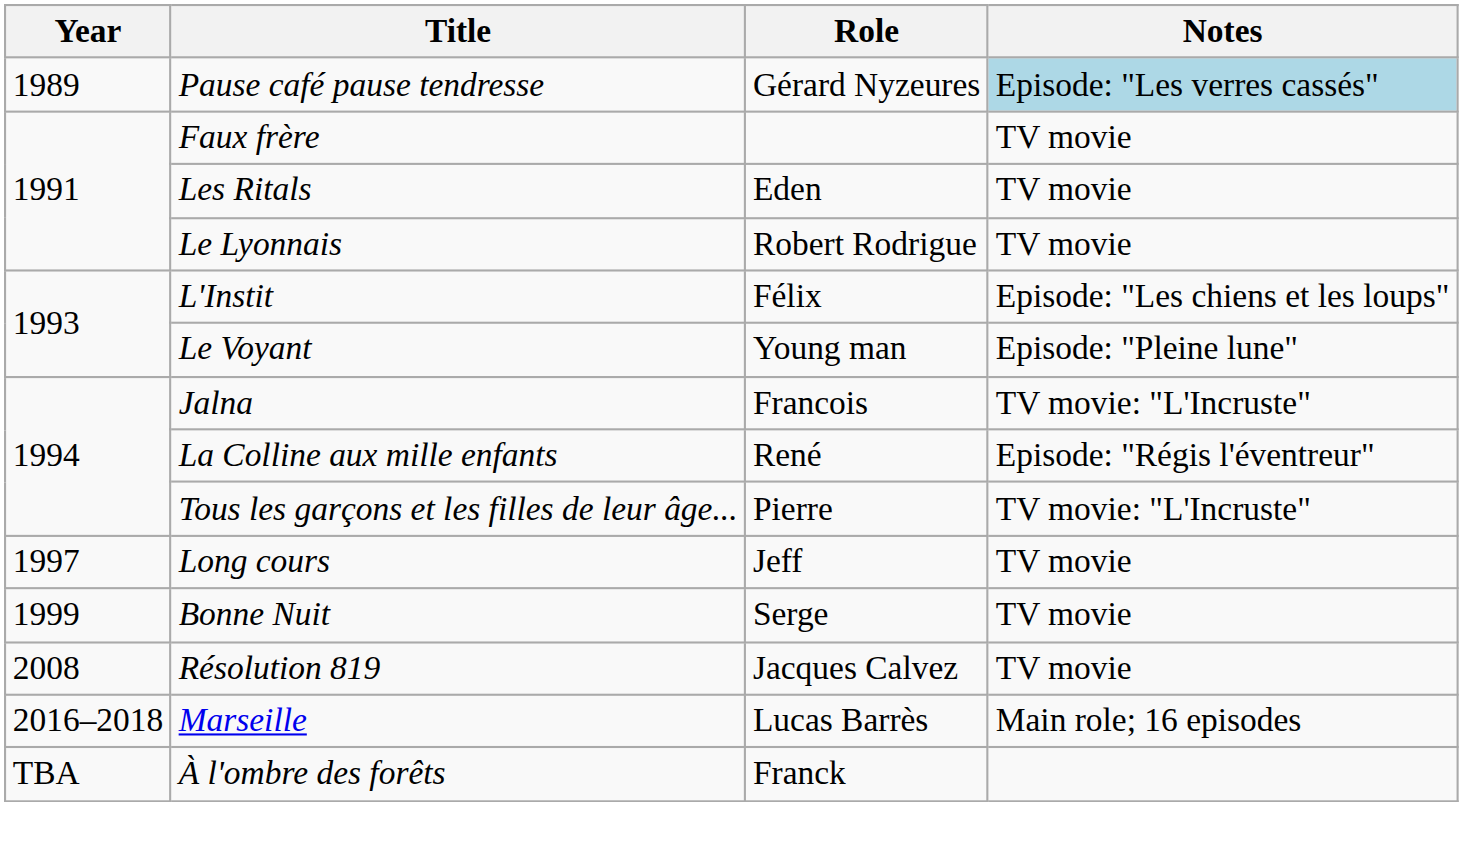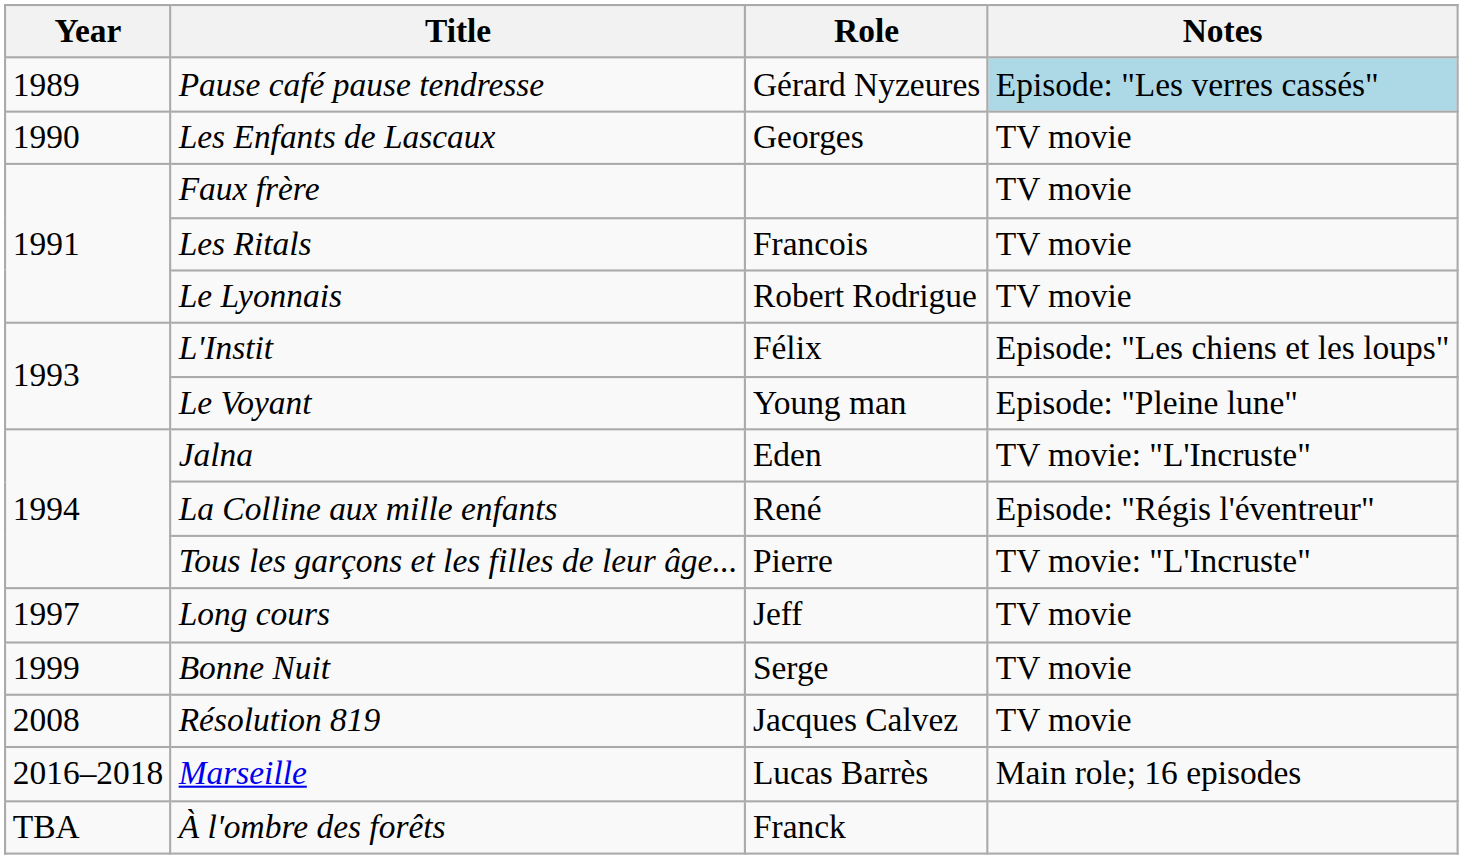+ row: (337, 137)
(787, 190) Eden -> (810, 243) Francois
(810, 402) Francois -> (787, 455) Eden
